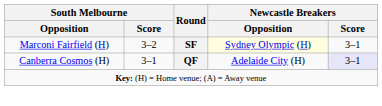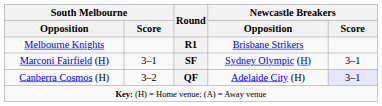+ row: (64, 45)
(149, 45) 3–2 -> (149, 61) 3–1
(268, 45) lightyellow background -> (268, 61) no background
(149, 61) 3–1 -> (149, 77) 3–2
